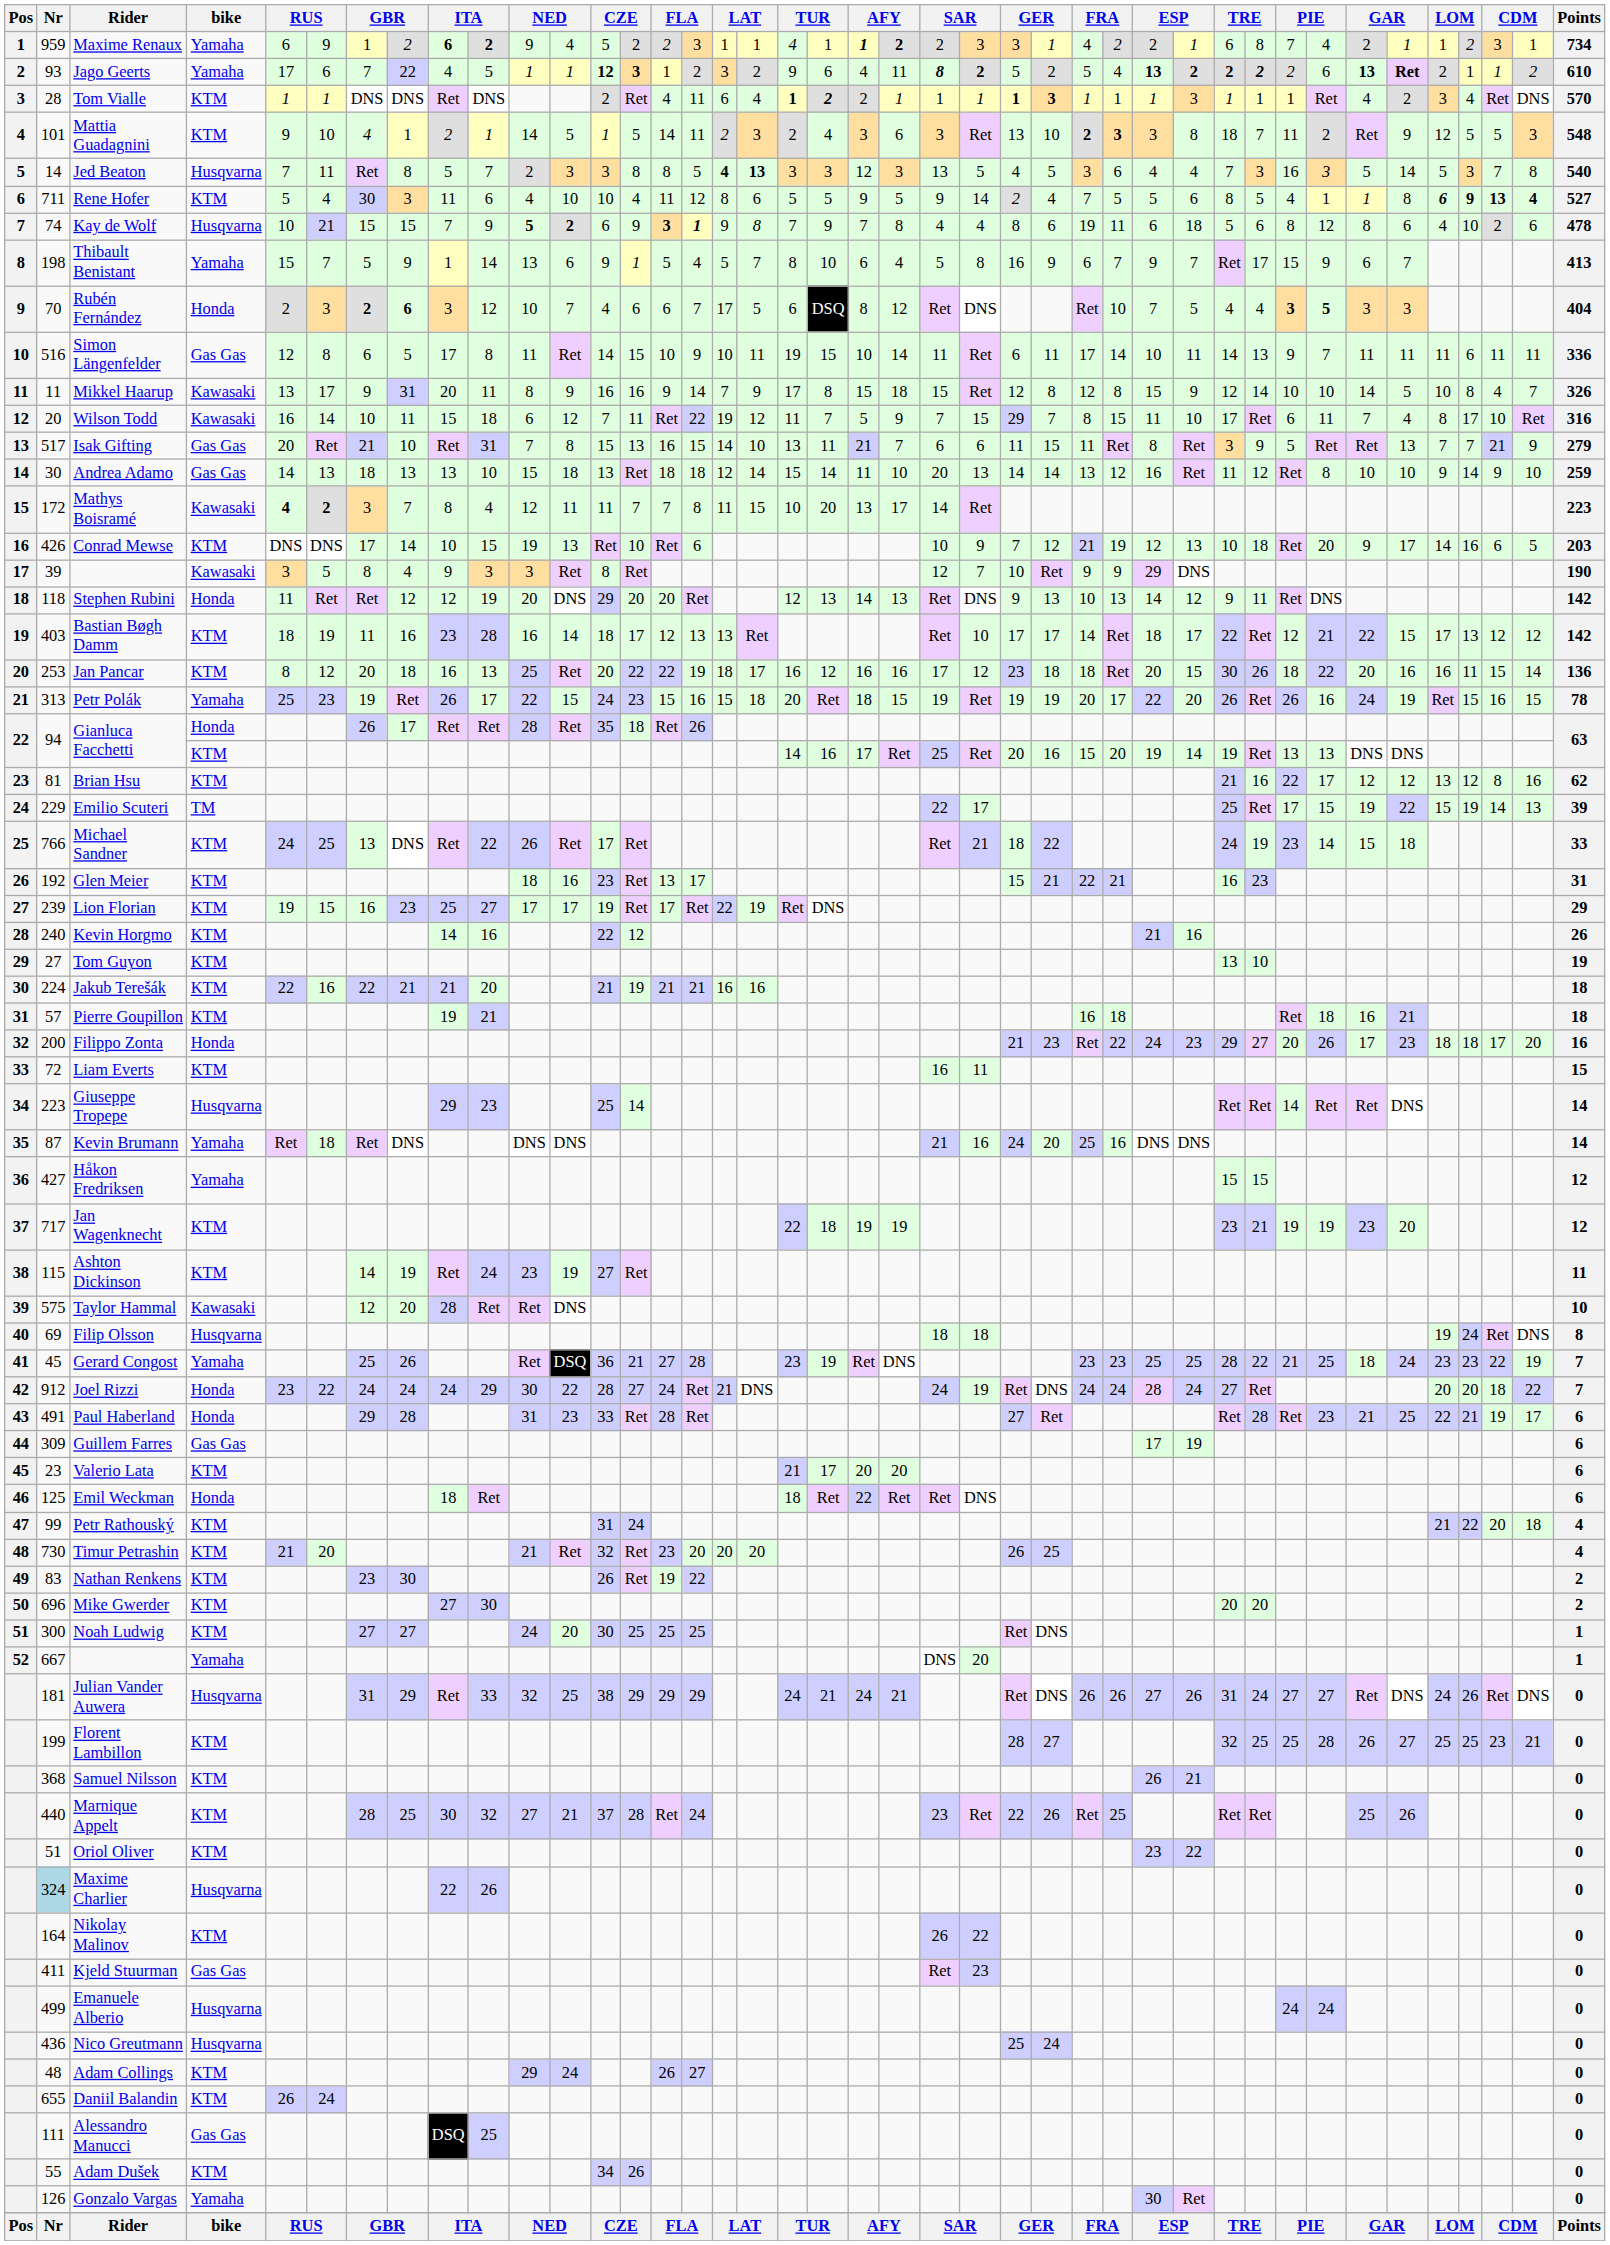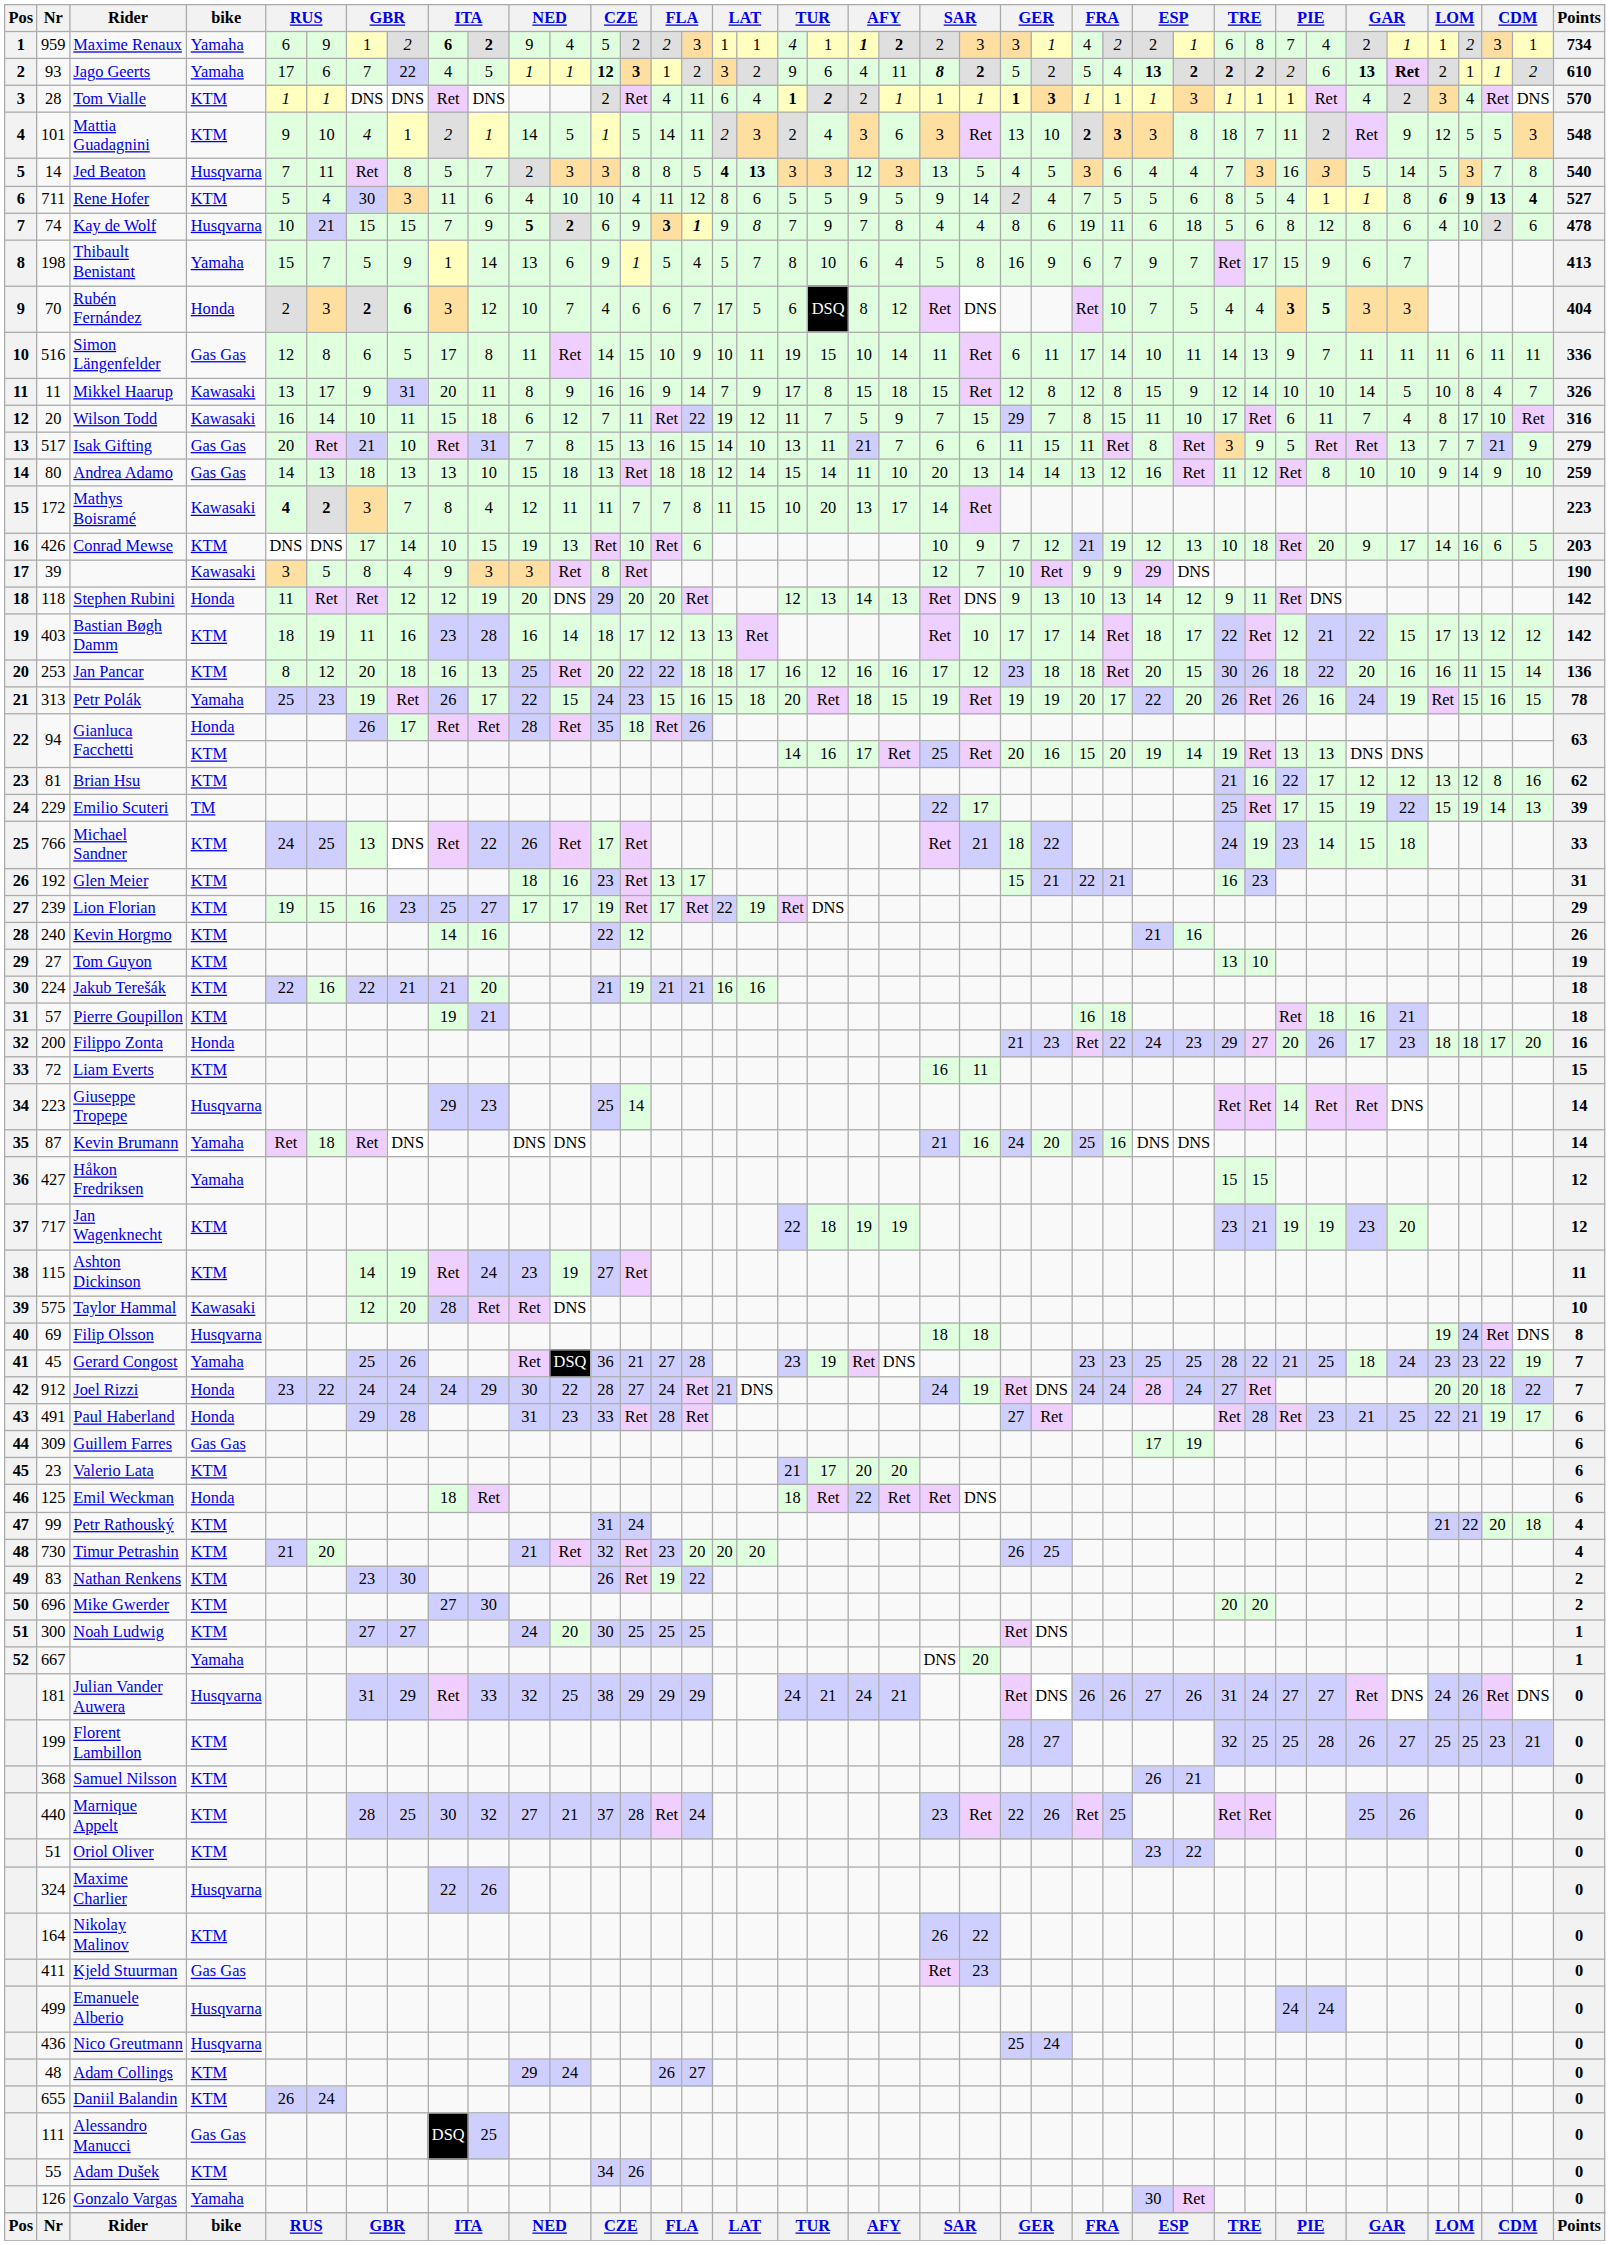(53, 472) 30 -> (53, 472) 80
(697, 672) 19 -> (697, 672) 18
(53, 1889) lightblue background -> (53, 1889) no background
